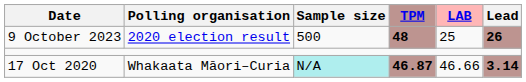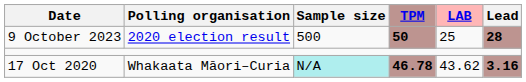(400, 38) 48 -> (400, 38) 50
(494, 38) 26 -> (494, 38) 28
(412, 66) 46.87 -> (412, 66) 46.78
(459, 66) 46.66 -> (459, 66) 43.62
(502, 66) 3.14 -> (502, 66) 3.16
